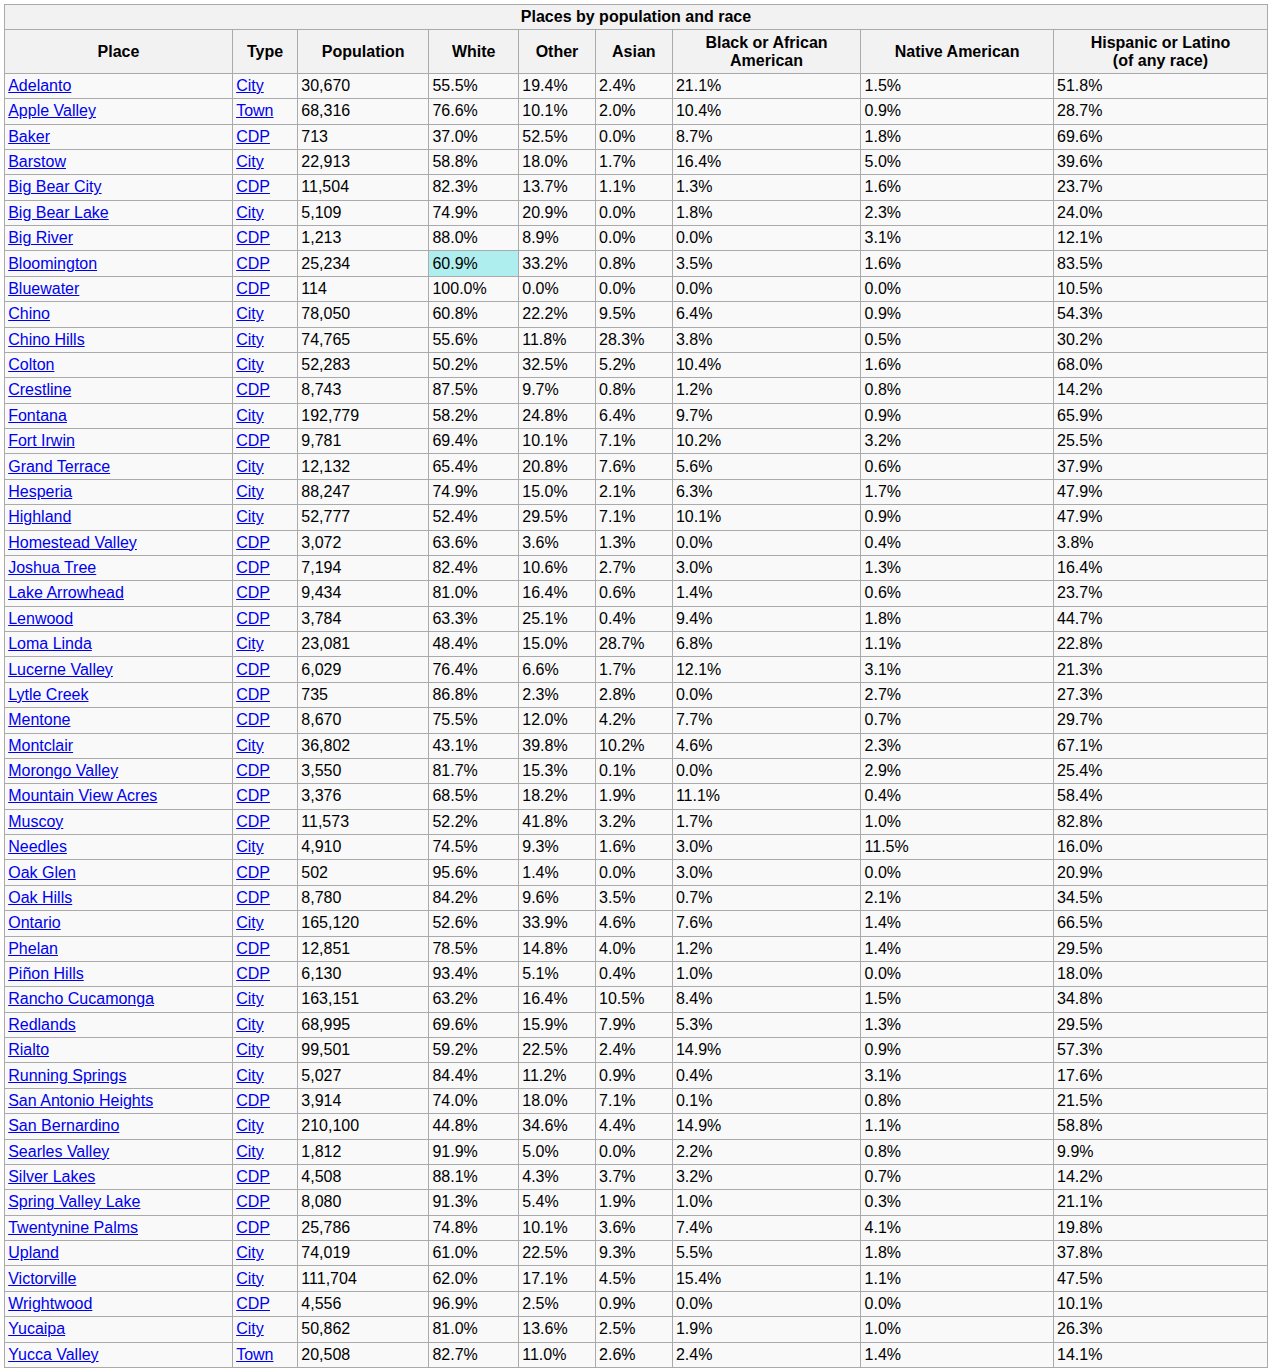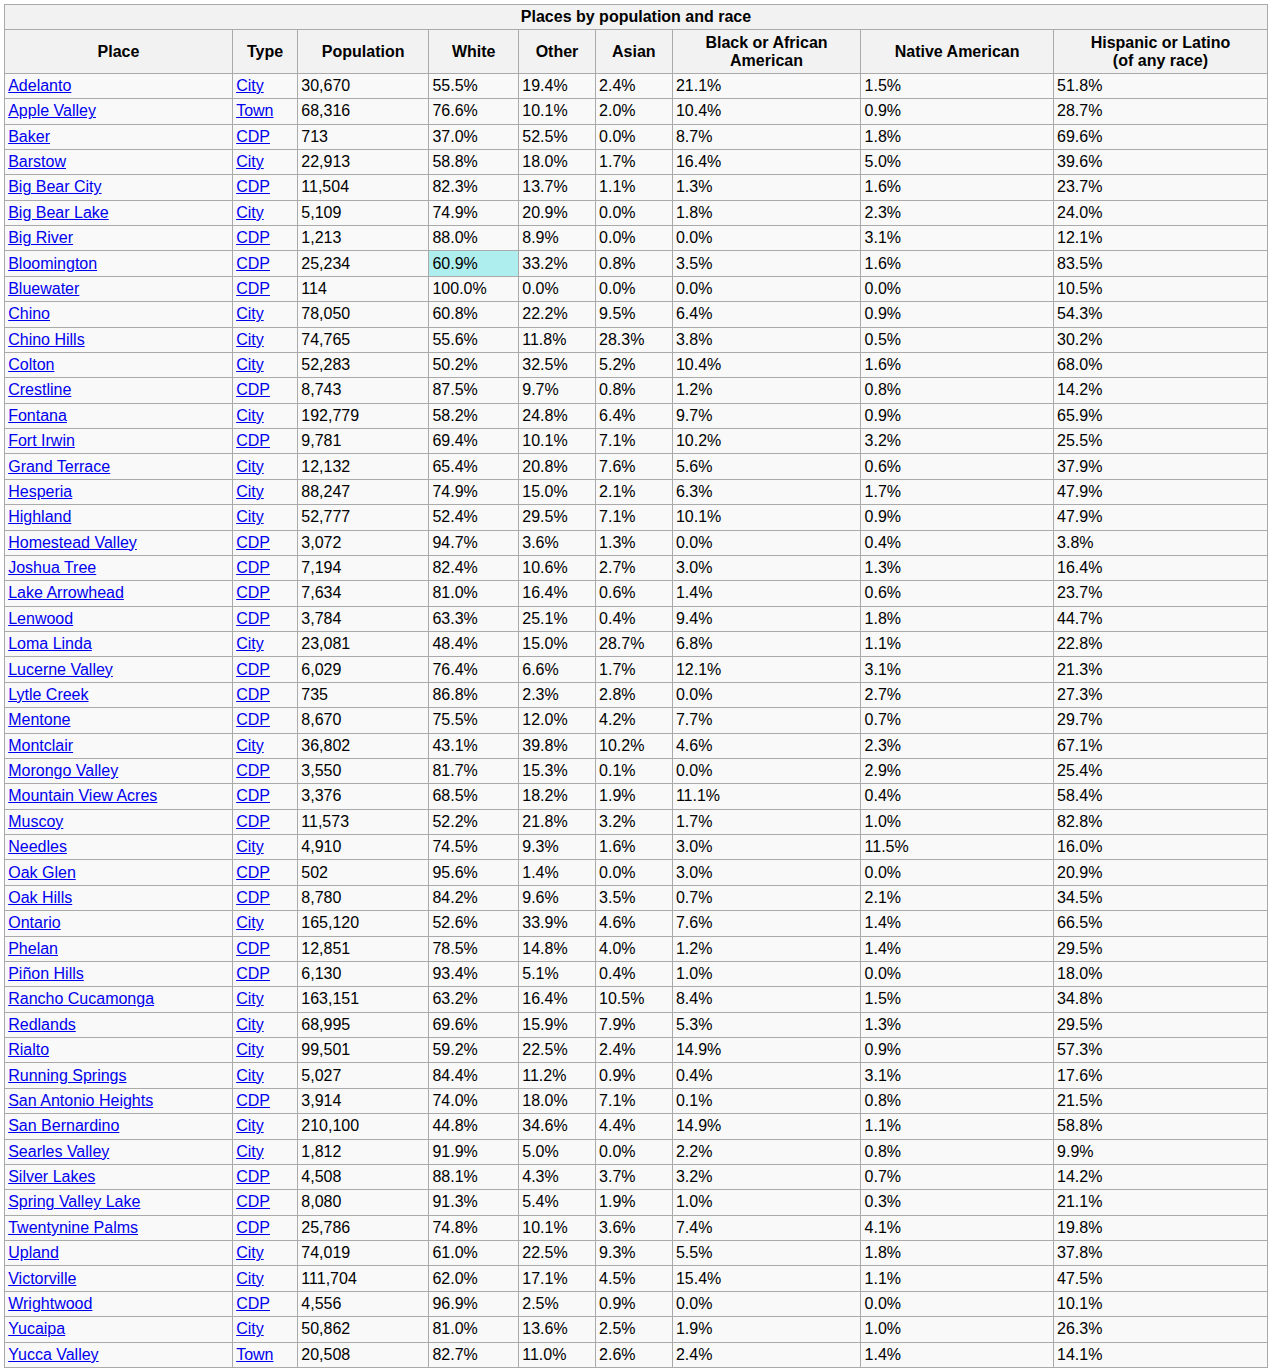(455, 542) 63.6% -> (455, 542) 94.7%
(321, 593) 9,434 -> (321, 593) 7,634
(545, 821) 41.8% -> (545, 821) 21.8%
